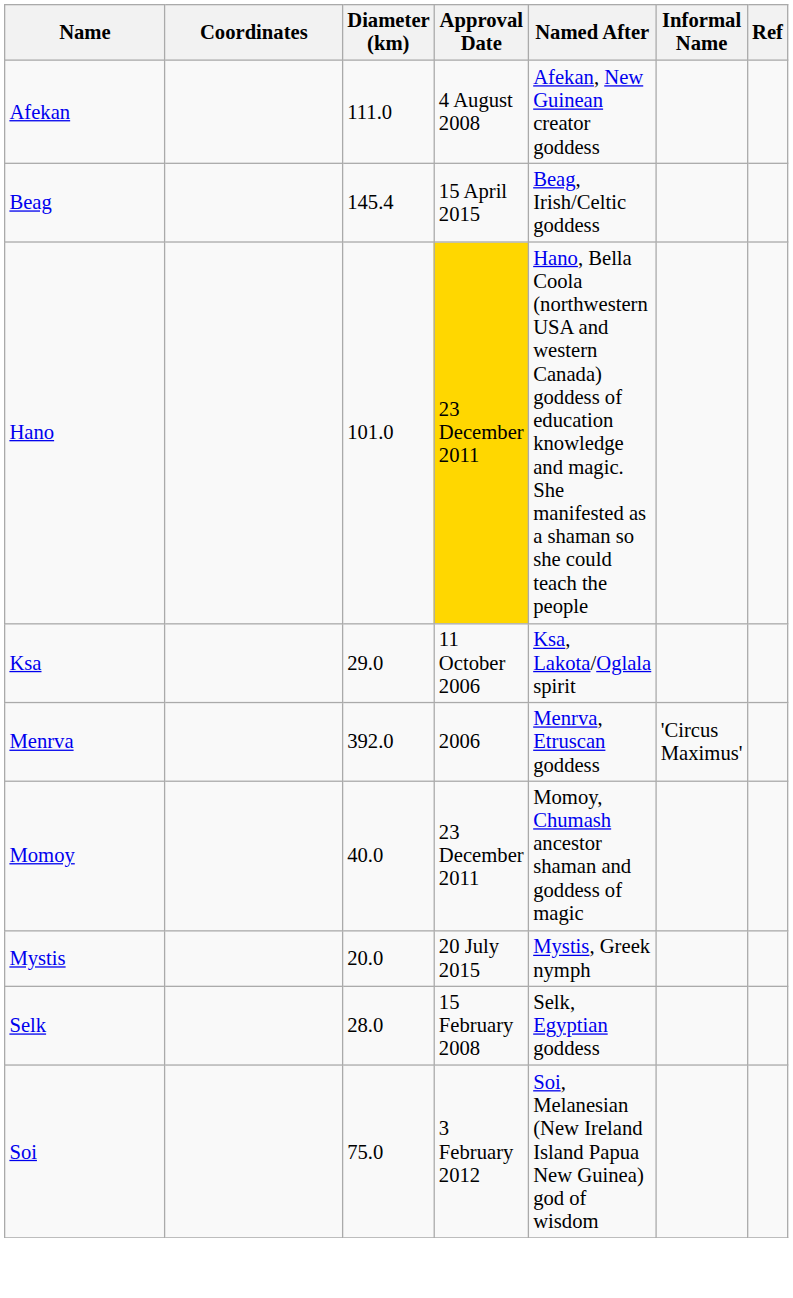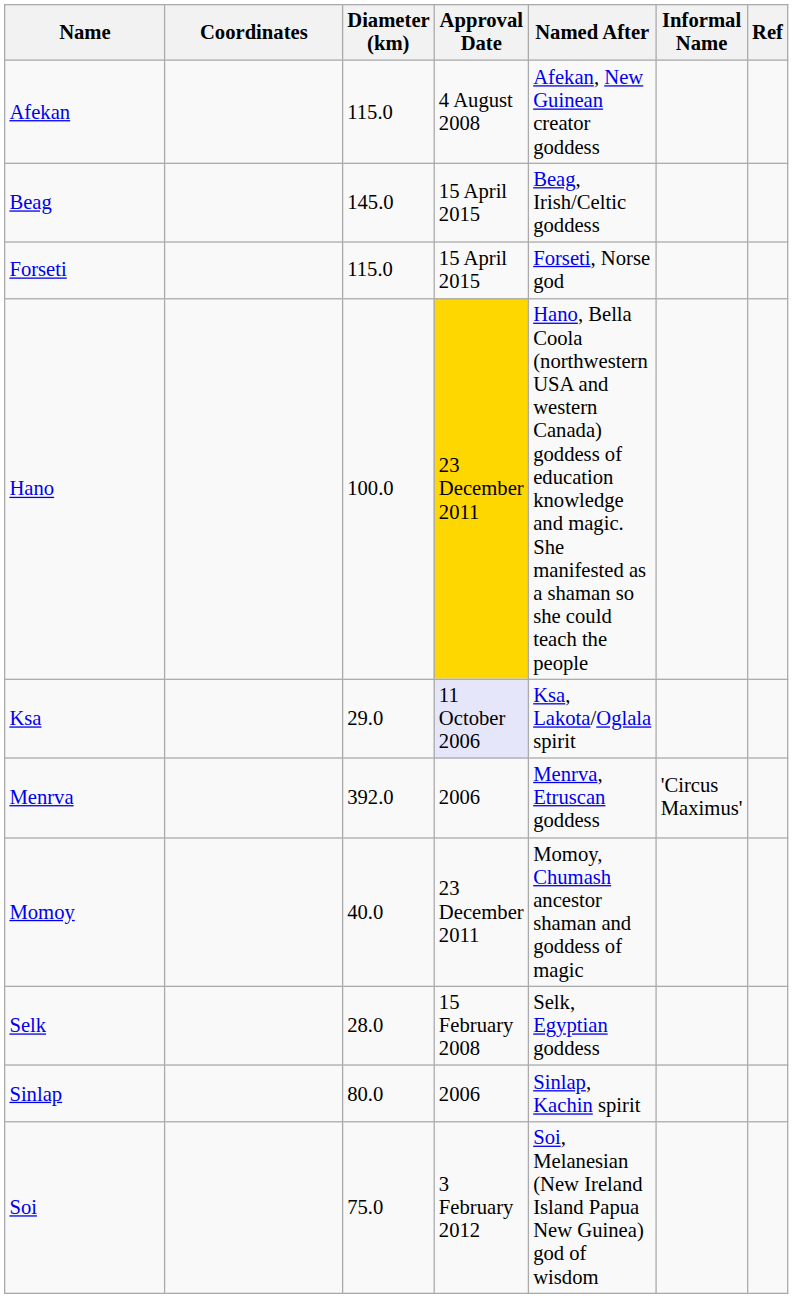(370, 111) 111.0 -> (370, 111) 115.0
(370, 202) 145.4 -> (370, 202) 145.0
+ row: (38, 269)
(370, 432) 101.0 -> (370, 488) 100.0
(472, 662) no background -> (472, 718) lavender background
- row: (38, 958)
+ row: (36, 1093)
